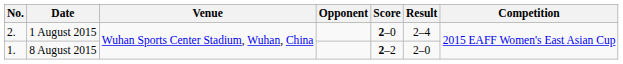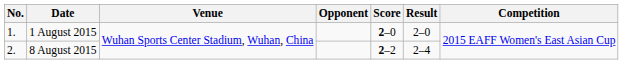(11, 31) 2. -> (11, 31) 1.
(422, 31) 2–4 -> (422, 31) 2–0
(11, 50) 1. -> (11, 50) 2.
(422, 50) 2–0 -> (422, 50) 2–4
